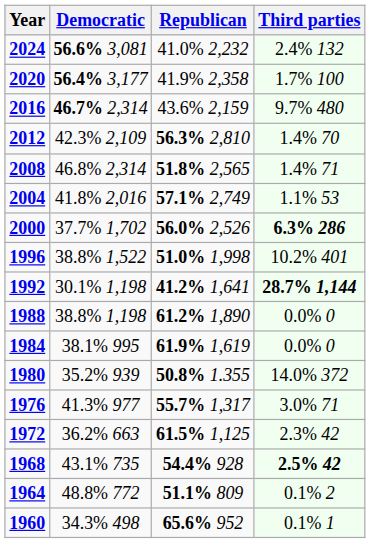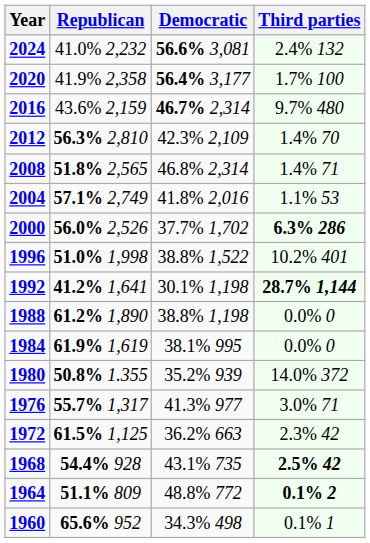columns swapped: (203, 20) <-> (101, 20)
(309, 493) normal -> (309, 493) bold
